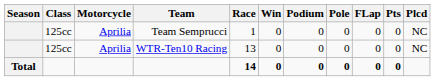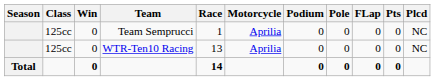columns swapped: (104, 13) <-> (271, 13)
